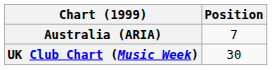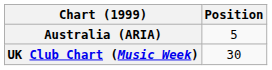(234, 34) 7 -> (234, 34) 5
